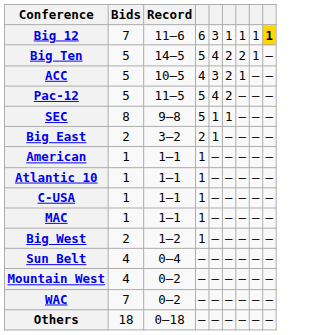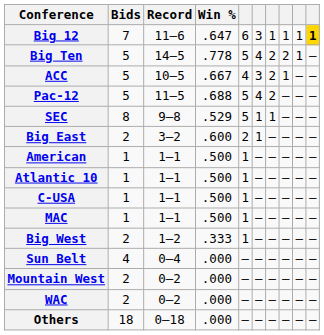+ column: (217, 15)
(126, 279) 4 -> (126, 279) 2
(126, 299) 7 -> (126, 299) 2
